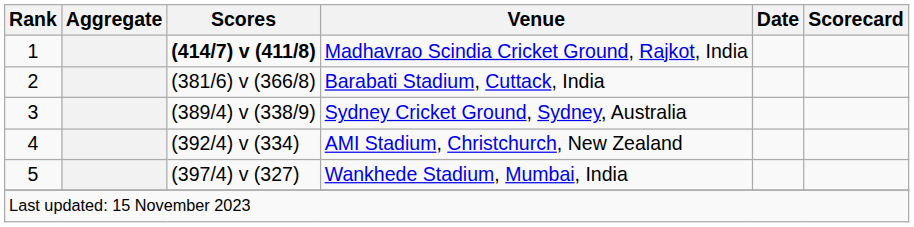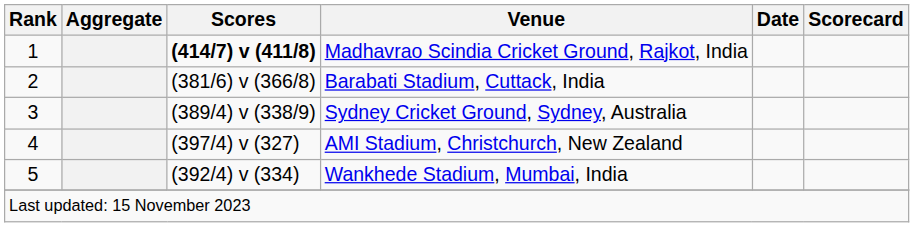(235, 143) (392/4) v (334) -> (235, 143) (397/4) v (327)
(235, 174) (397/4) v (327) -> (235, 174) (392/4) v (334)
